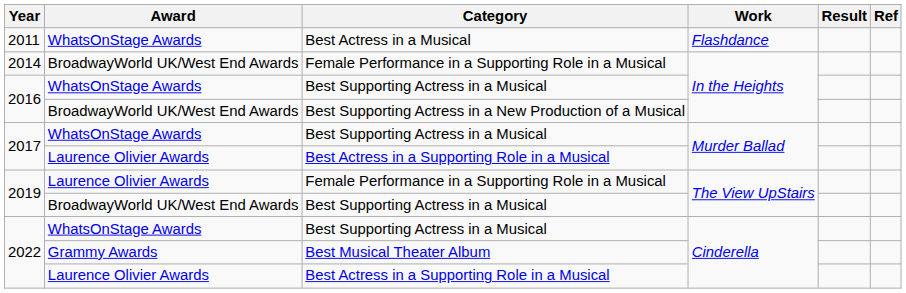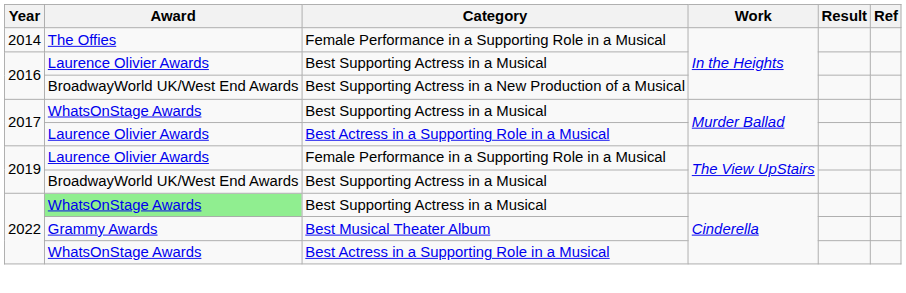- row: (24, 39)
(173, 63) BroadwayWorld UK/West End Awards -> (82, 39) The Offies
(125, 87) WhatsOnStage Awards -> (128, 63) Laurence Olivier Awards
(125, 228) no background -> (125, 205) lightgreen background
(128, 275) Laurence Olivier Awards -> (125, 252) WhatsOnStage Awards
